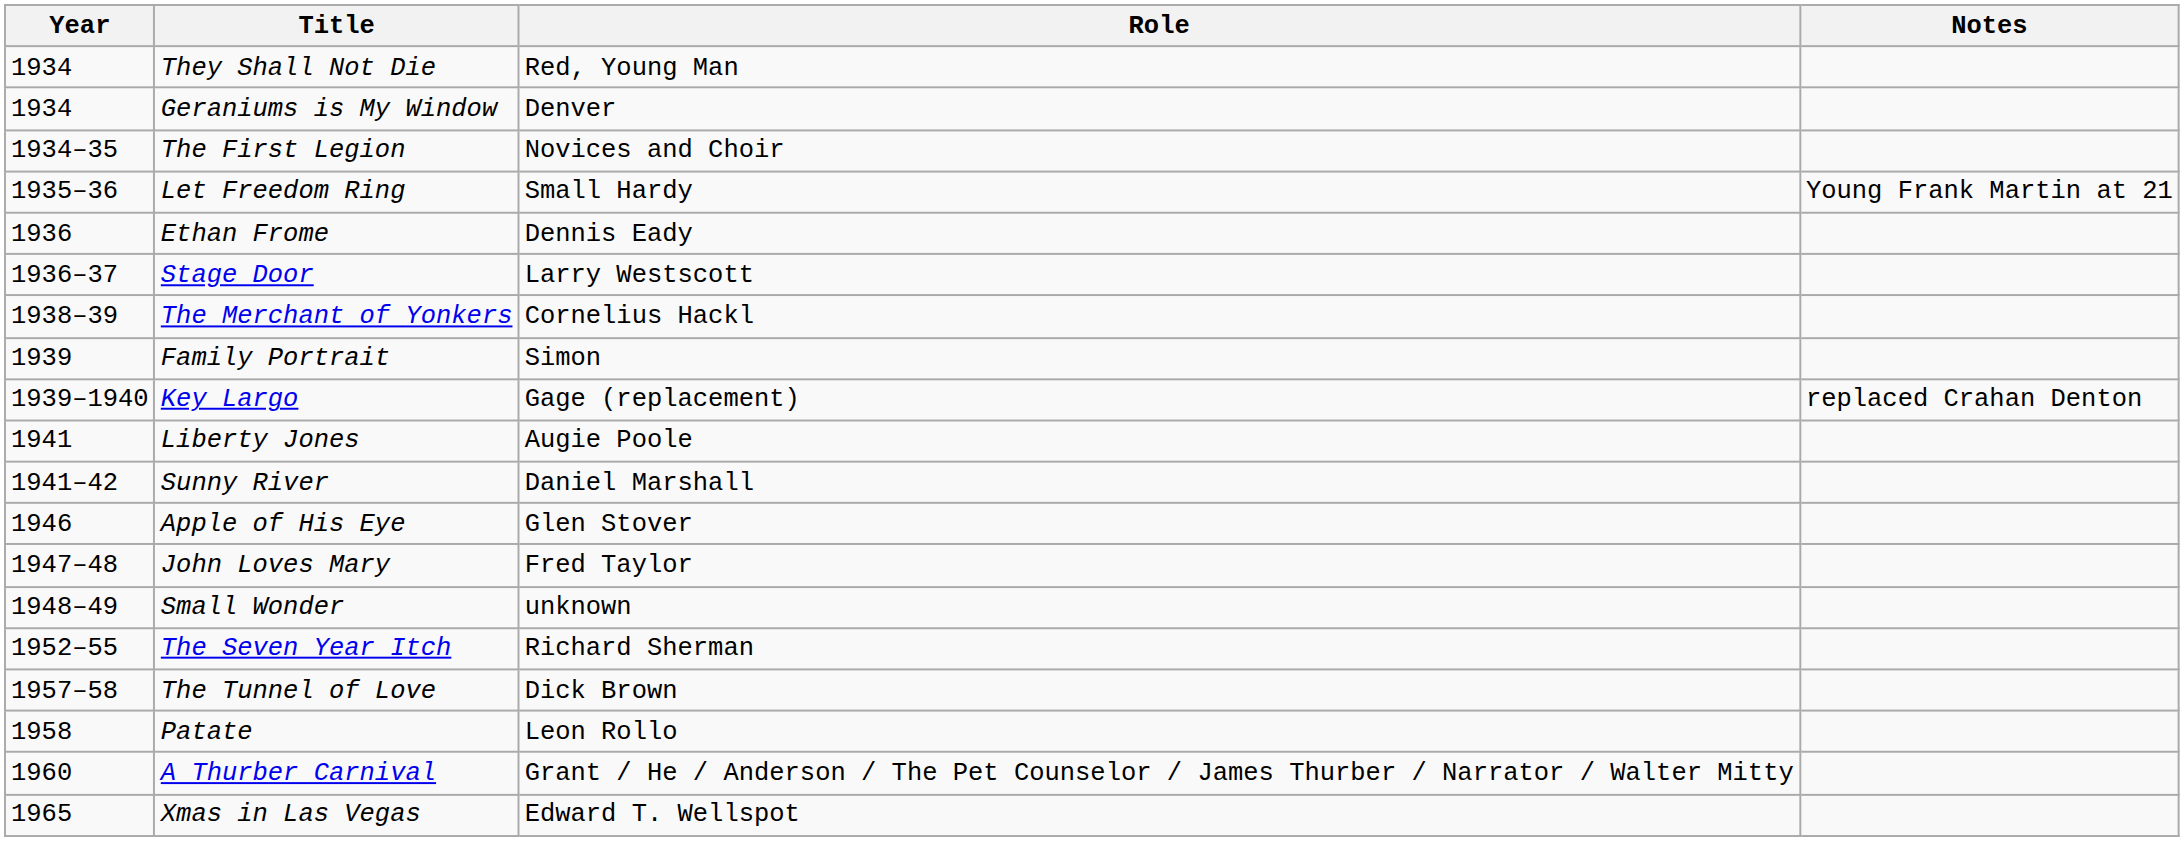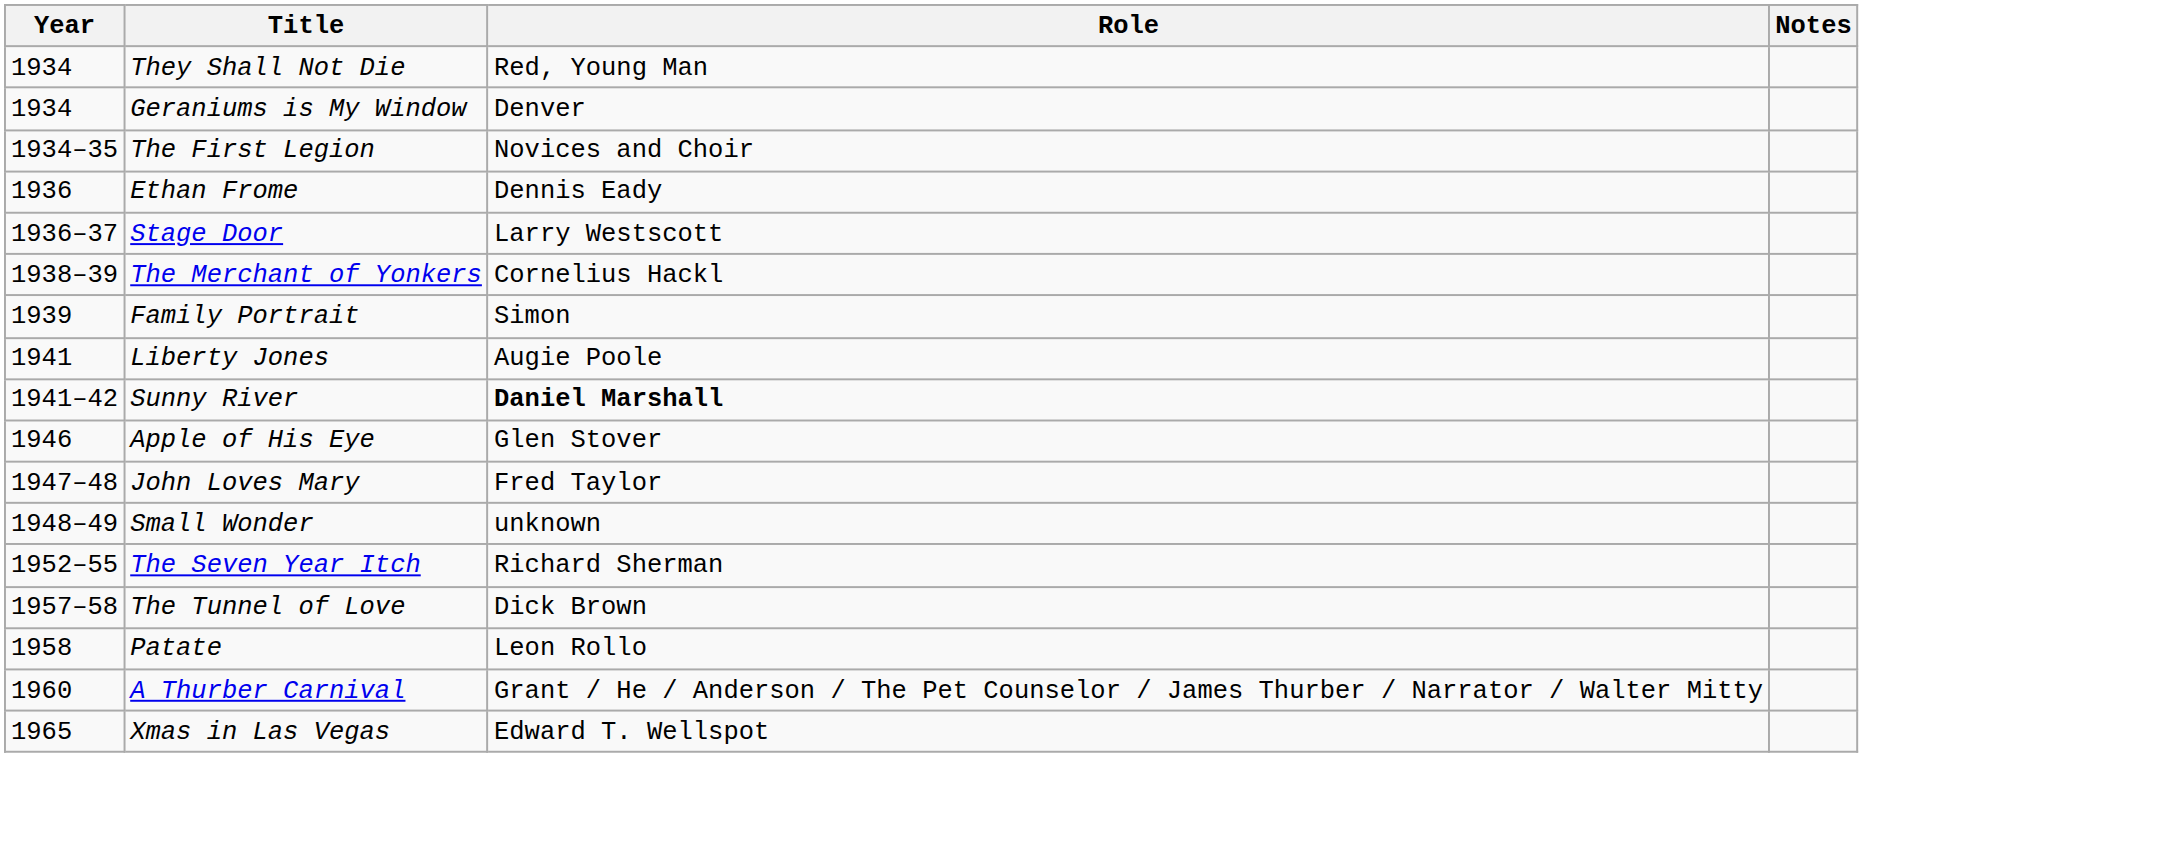- row: (283, 192)
- row: (230, 399)
(639, 483) normal -> (609, 399) bold
